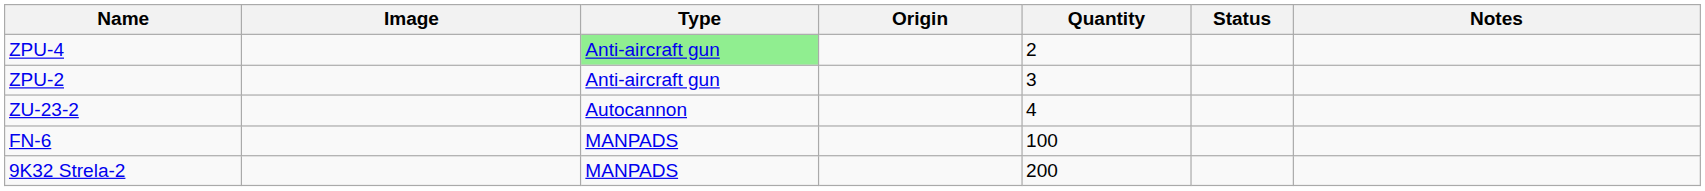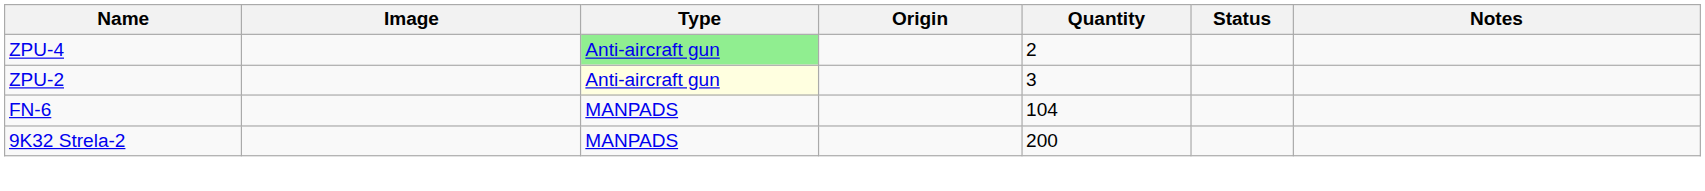(653, 79) no background -> (653, 79) lightyellow background
- row: (44, 110)
(1042, 140) 100 -> (1042, 110) 104
